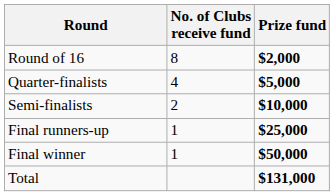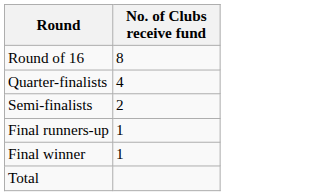- column: (292, 25)
